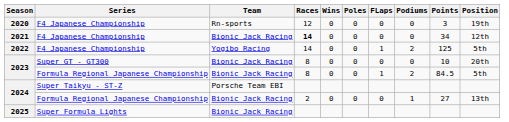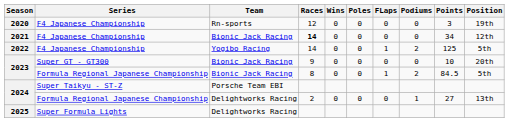(307, 61) 8 -> (312, 61) 9
(252, 98) Bionic Jack Racing -> (254, 98) Delightworks Racing
(252, 111) Bionic Jack Racing -> (254, 111) Delightworks Racing
